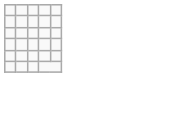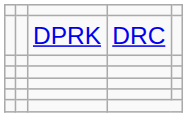+ row: (67, 35)
